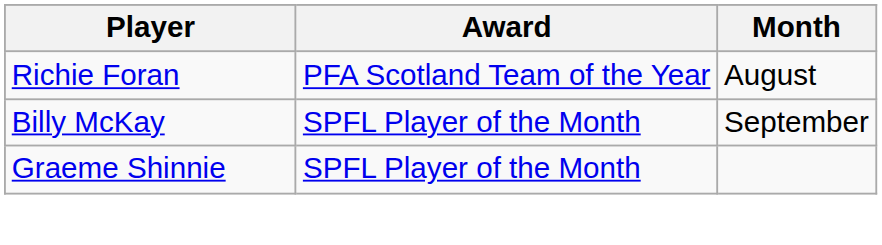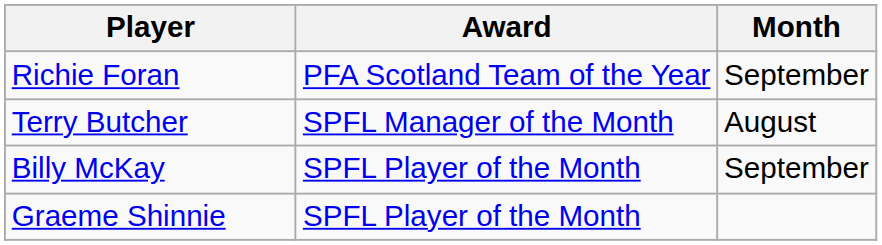(770, 74) August -> (797, 74) September
+ row: (100, 121)
